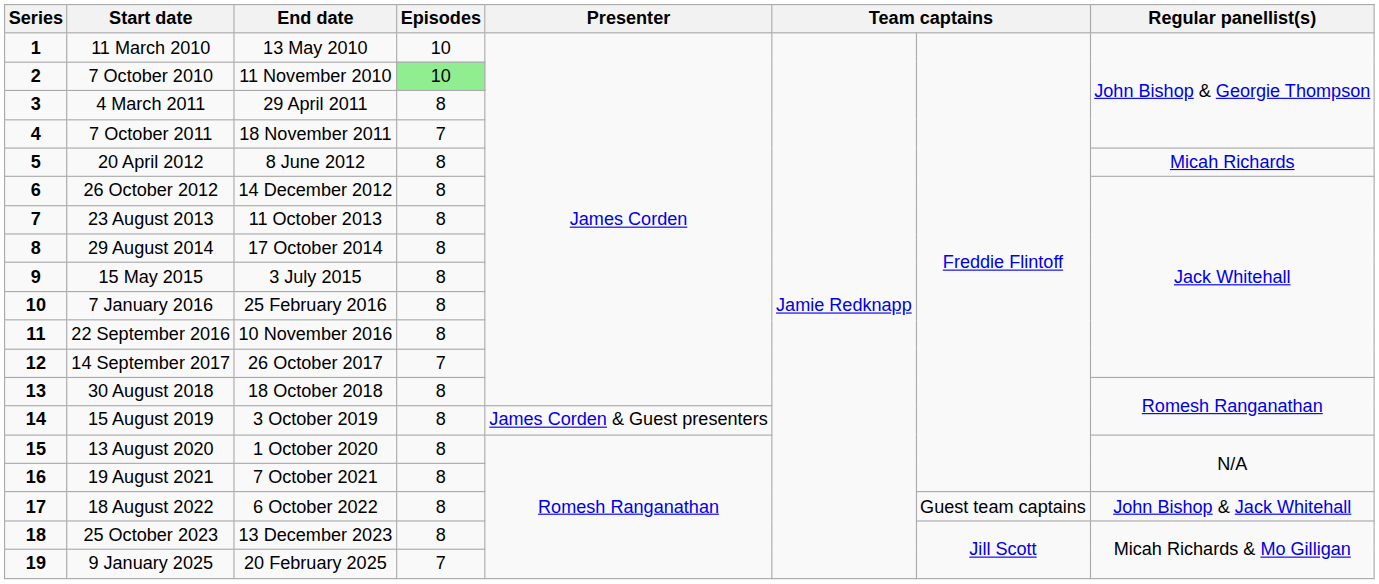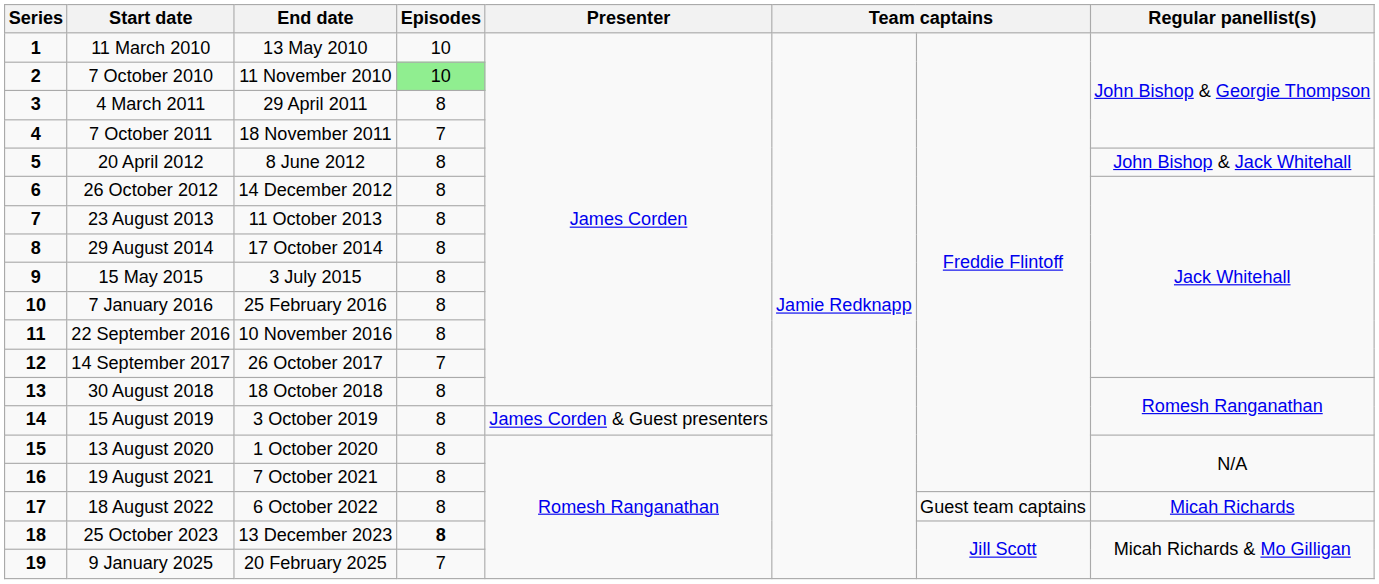(1232, 162) Micah Richards -> (1232, 162) John Bishop & Jack Whitehall
(1232, 506) John Bishop & Jack Whitehall -> (1232, 506) Micah Richards
(441, 534) normal -> (441, 534) bold
